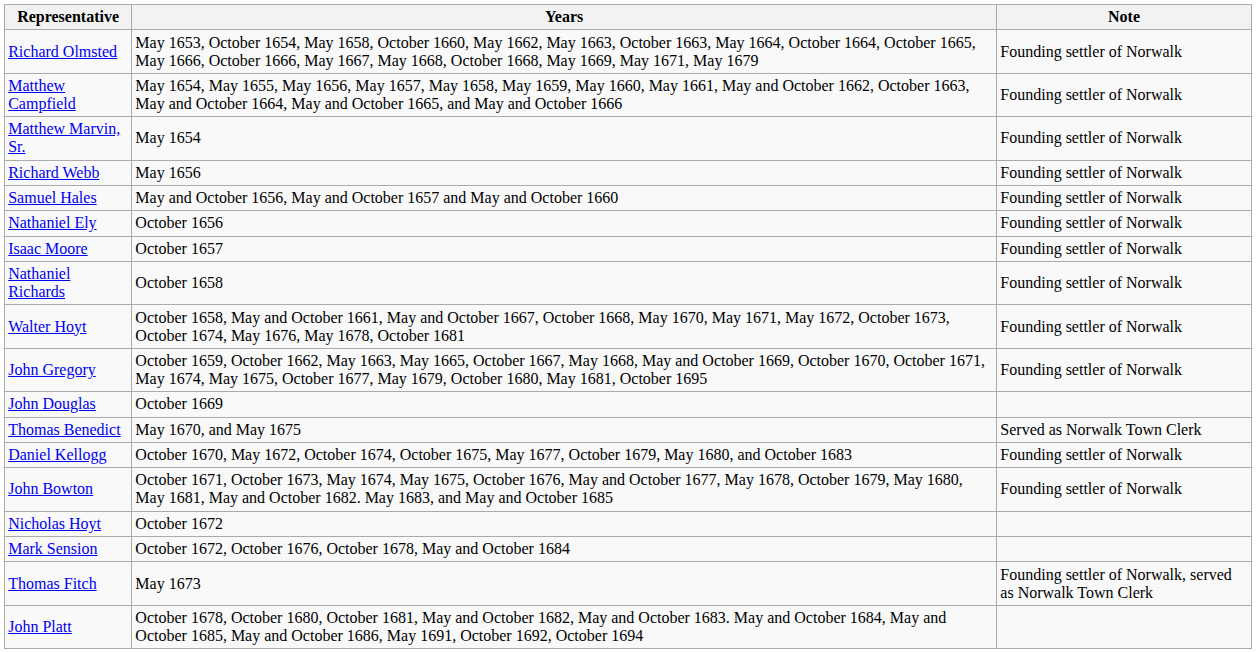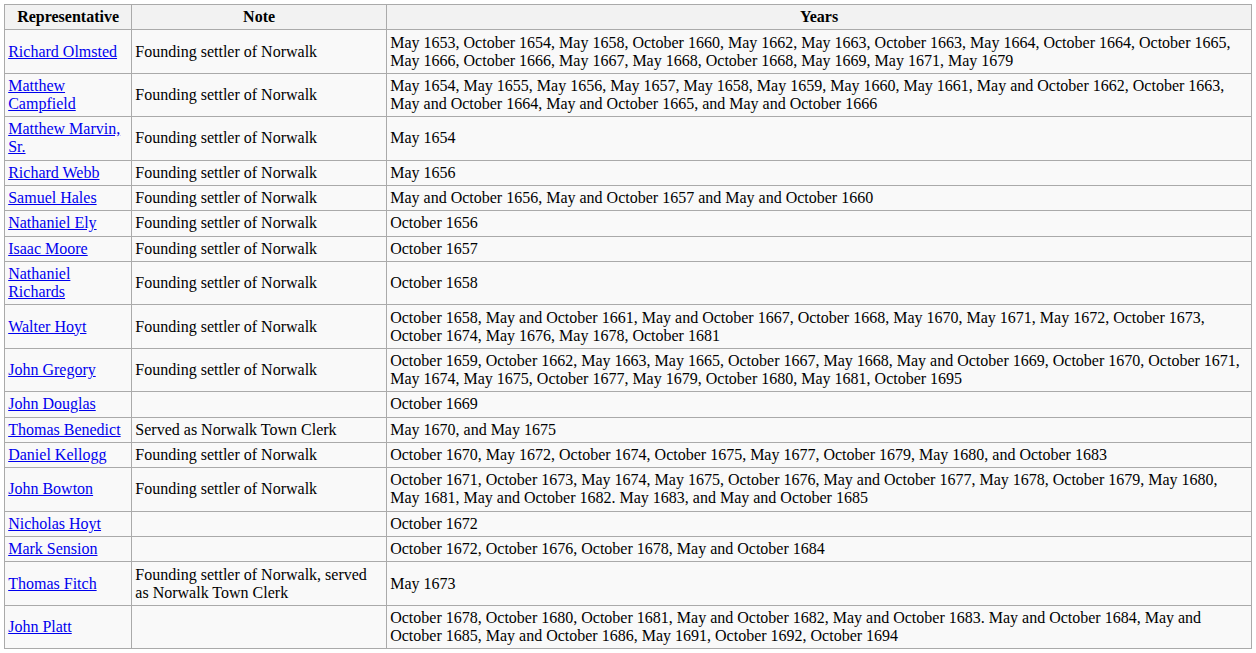columns swapped: (564, 17) <-> (1124, 17)
